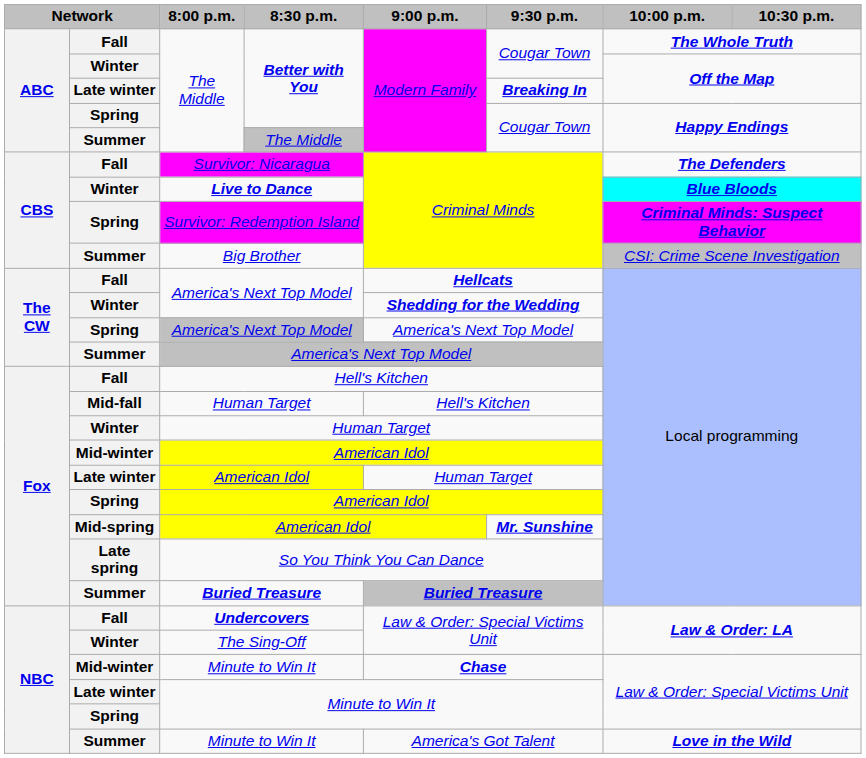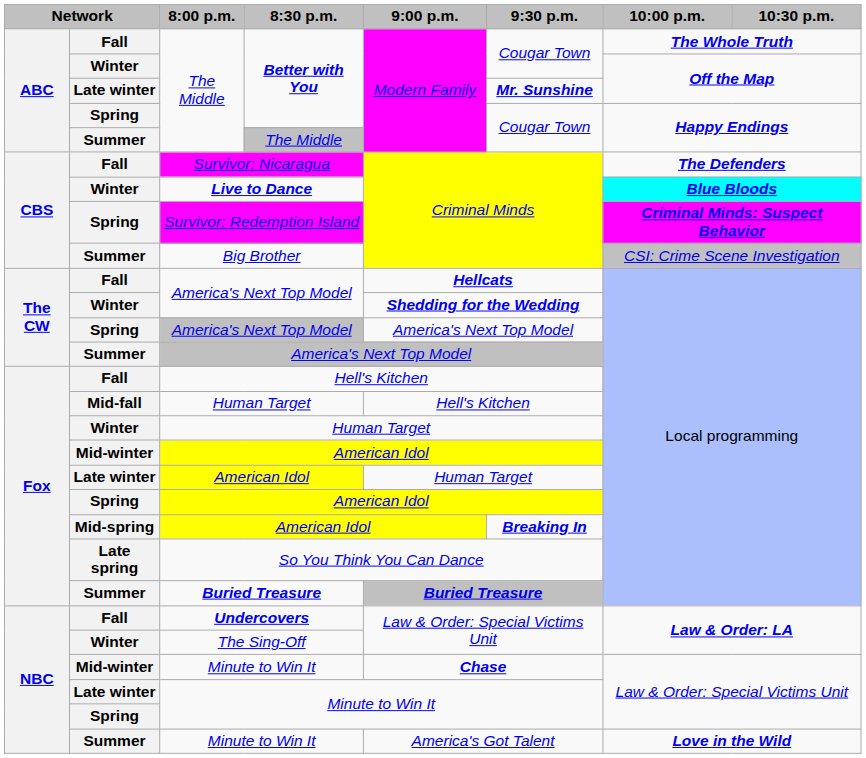(545, 90) Breaking In -> (545, 90) Mr. Sunshine
(545, 526) Mr. Sunshine -> (545, 526) Breaking In
